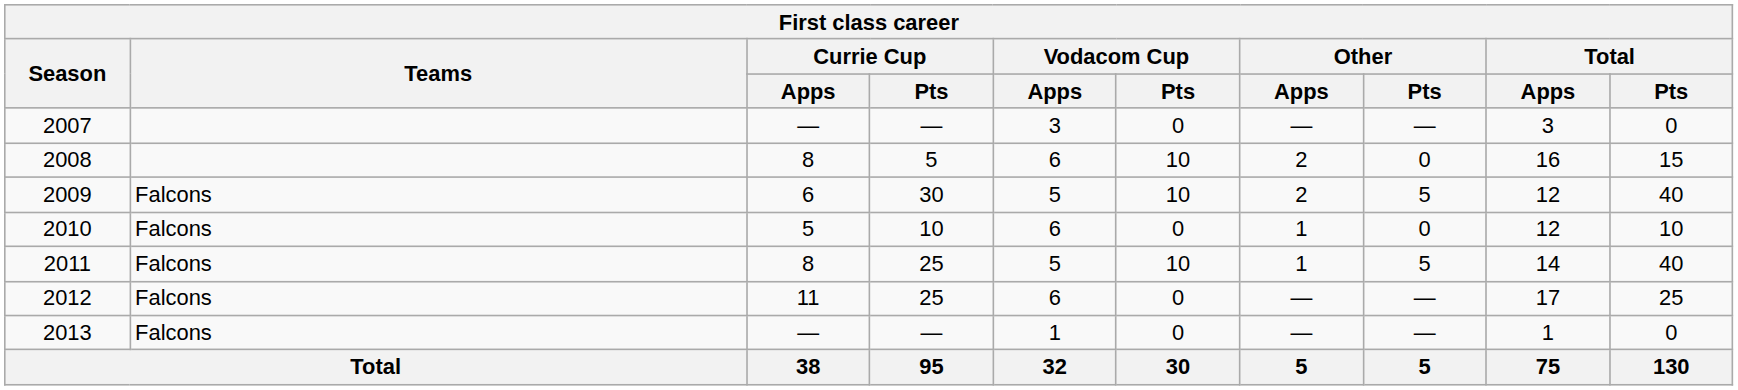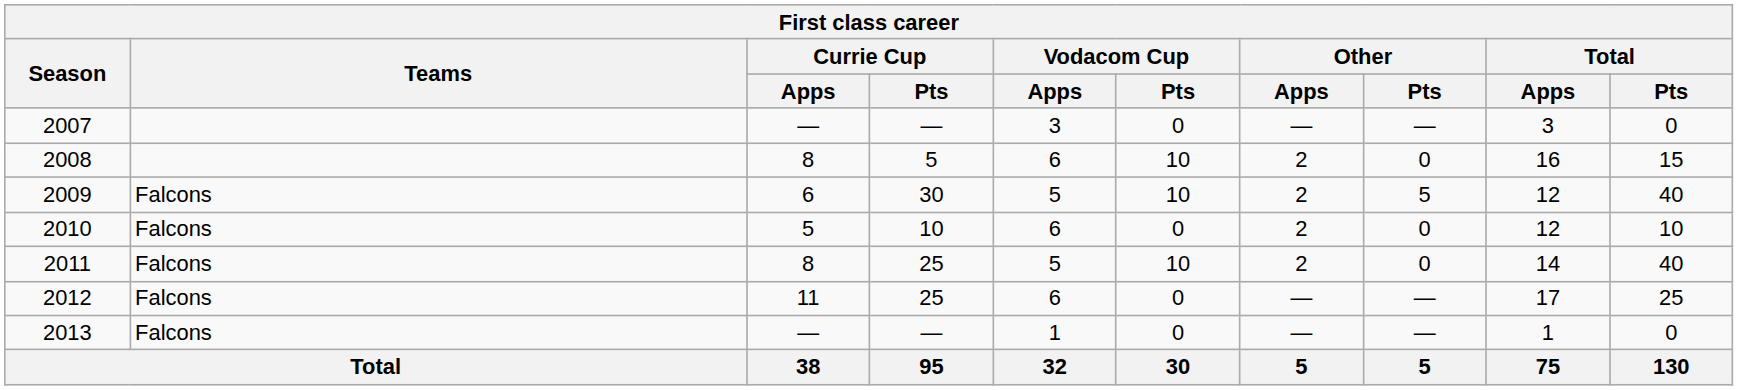(1301, 229) 1 -> (1301, 229) 2
(1301, 263) 1 -> (1301, 263) 2
(1425, 263) 5 -> (1425, 263) 0
